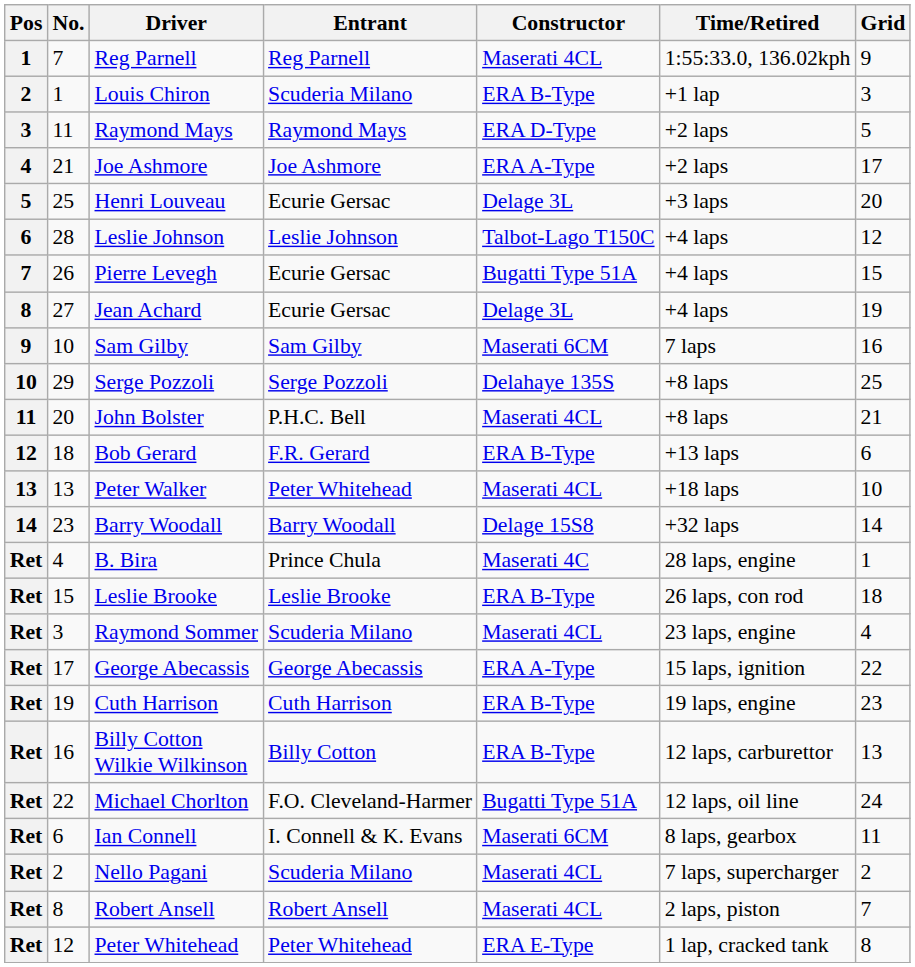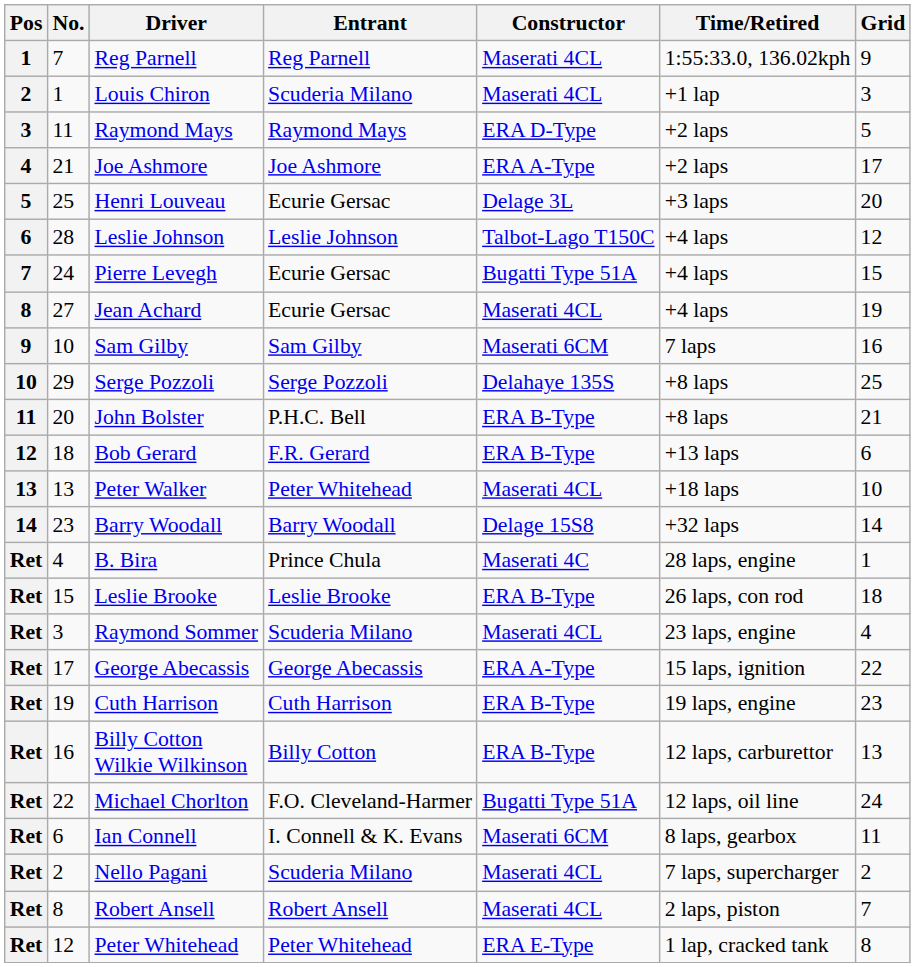(538, 94) ERA B-Type -> (542, 94) Maserati 4CL
(63, 273) 26 -> (63, 273) 24
(528, 309) Delage 3L -> (542, 309) Maserati 4CL
(542, 416) Maserati 4CL -> (538, 416) ERA B-Type
